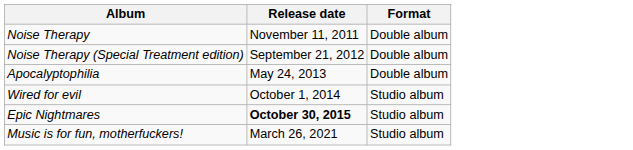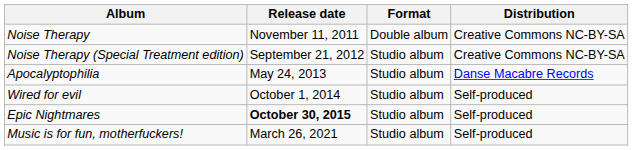+ column: (539, 14)
(409, 54) Double album -> (407, 54) Studio album
(409, 74) Double album -> (407, 74) Studio album
